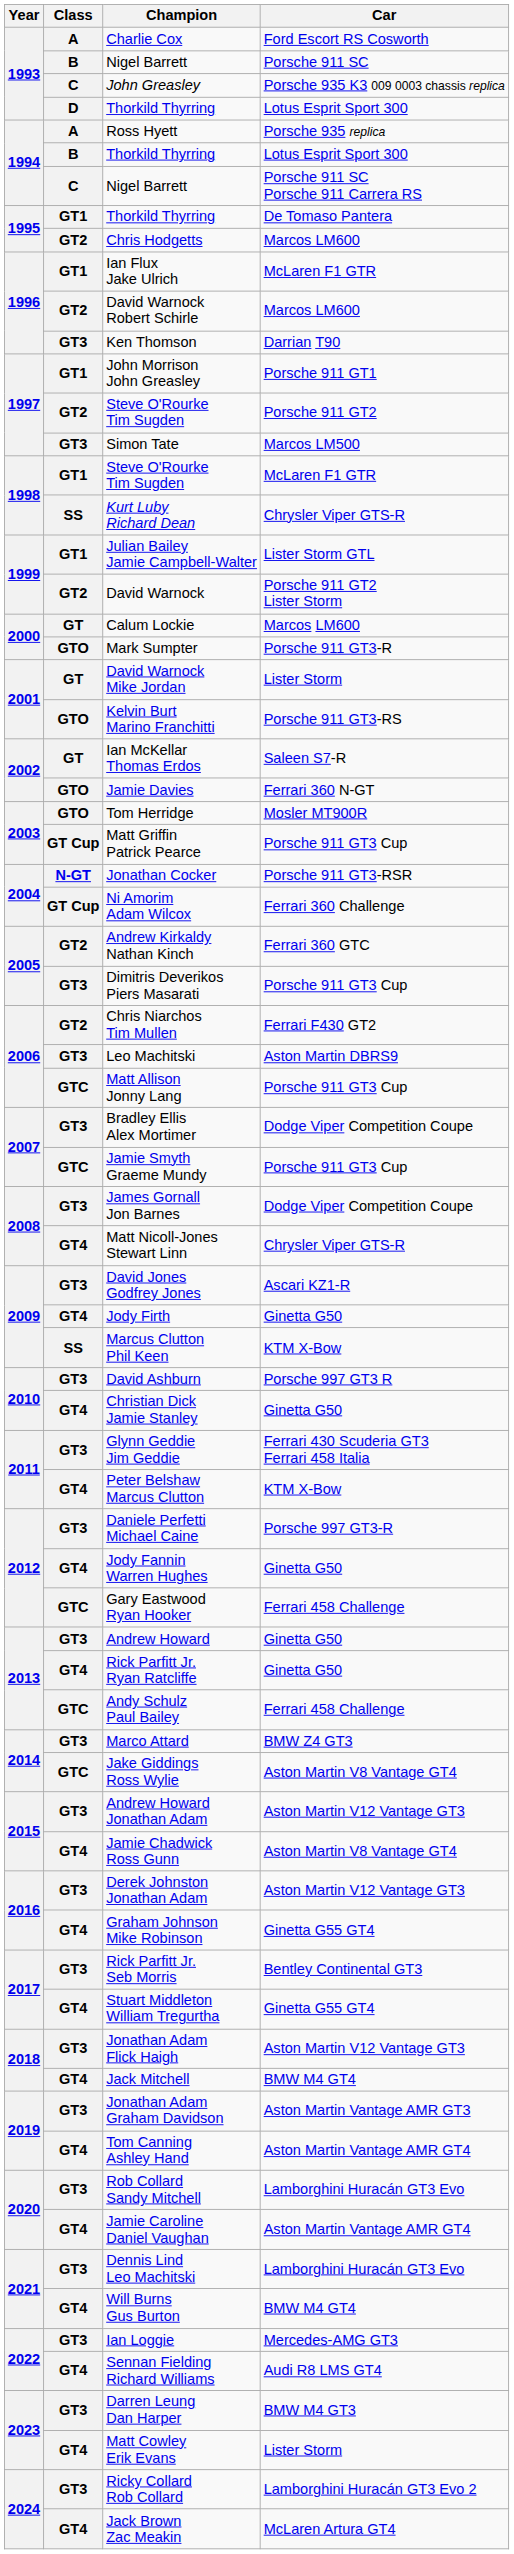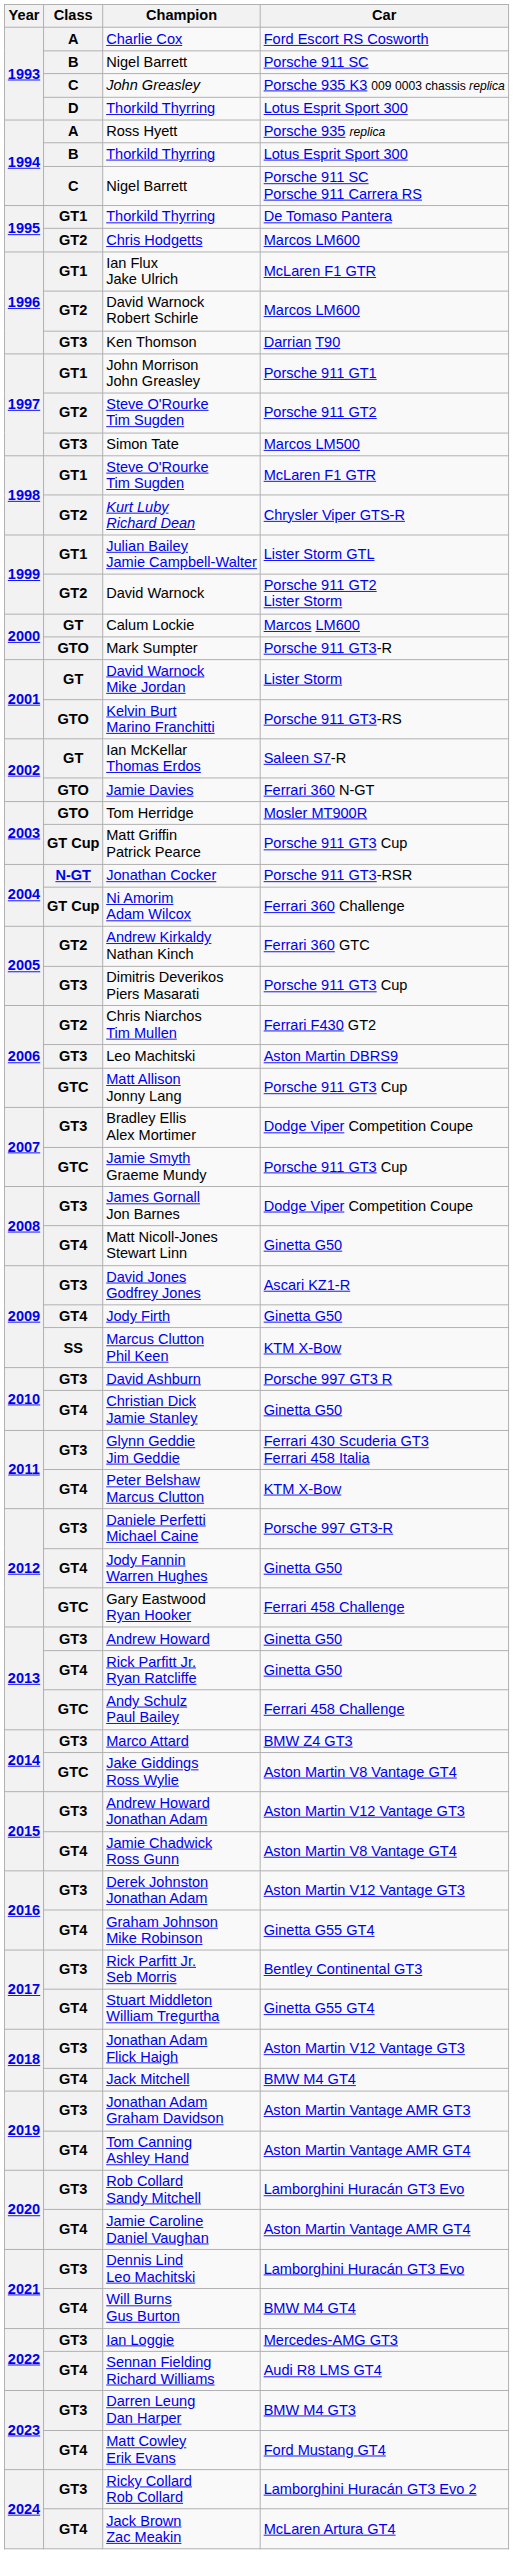(73, 515) SS -> (73, 515) GT2
(334, 1245) Chrysler Viper GTS-R -> (303, 1245) Ginetta G50
(303, 2449) Lister Storm -> (325, 2449) Ford Mustang GT4
